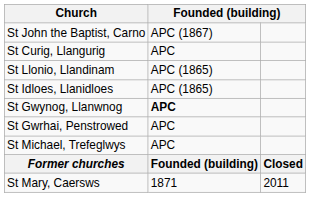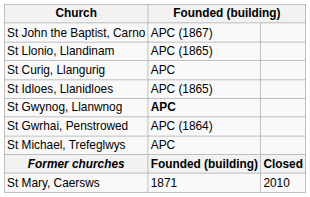rows swapped: (61, 70) <-> (56, 51)
(163, 126) APC -> (182, 126) APC (1864)
(276, 182) 2011 -> (277, 182) 2010
